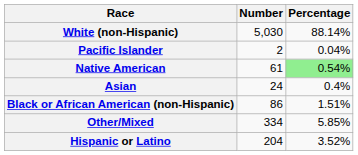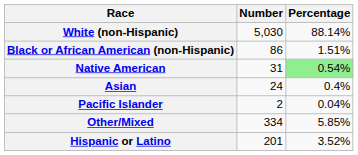rows swapped: (121, 104) <-> (121, 50)
(276, 68) 61 -> (276, 68) 31
(273, 141) 204 -> (273, 141) 201
